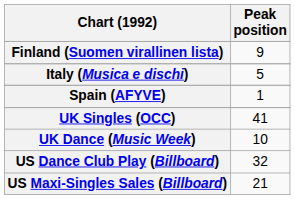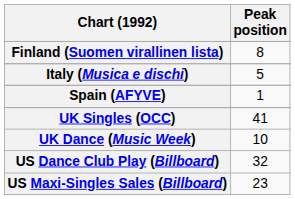(260, 52) 9 -> (260, 52) 8
(260, 183) 21 -> (260, 183) 23
